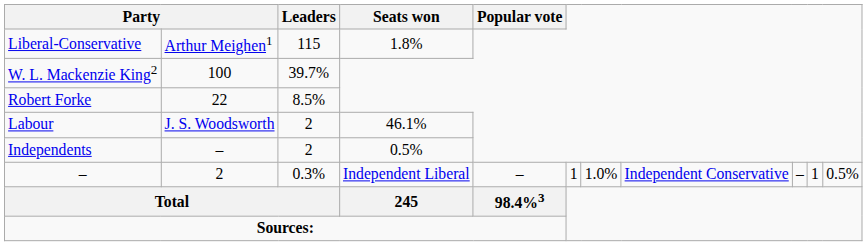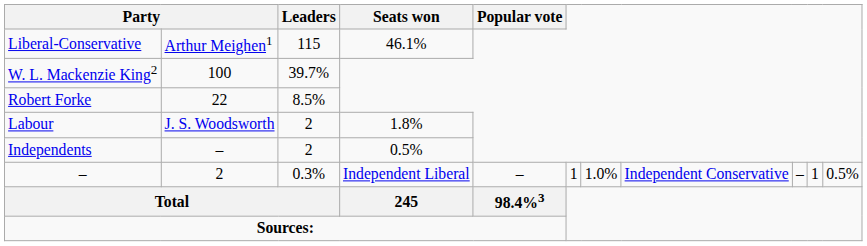(406, 43) 1.8% -> (406, 43) 46.1%
(406, 124) 46.1% -> (406, 124) 1.8%
